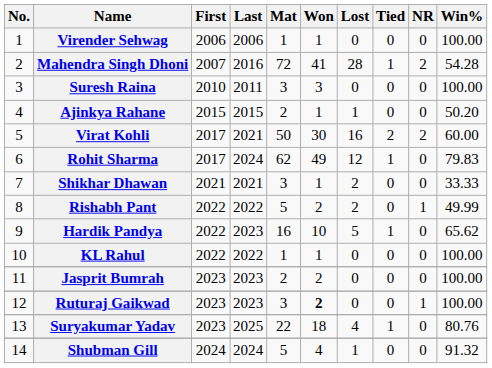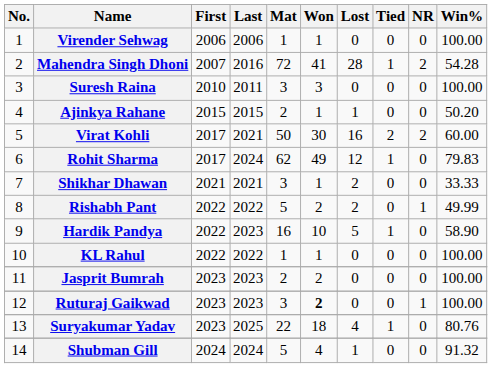(462, 231) 65.62 -> (462, 231) 58.90
